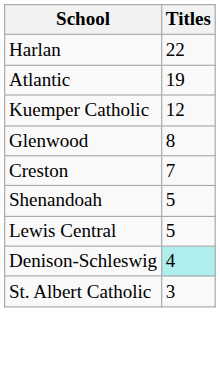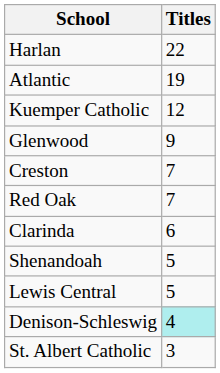(171, 140) 8 -> (171, 140) 9
+ row: (43, 200)
+ row: (42, 230)
